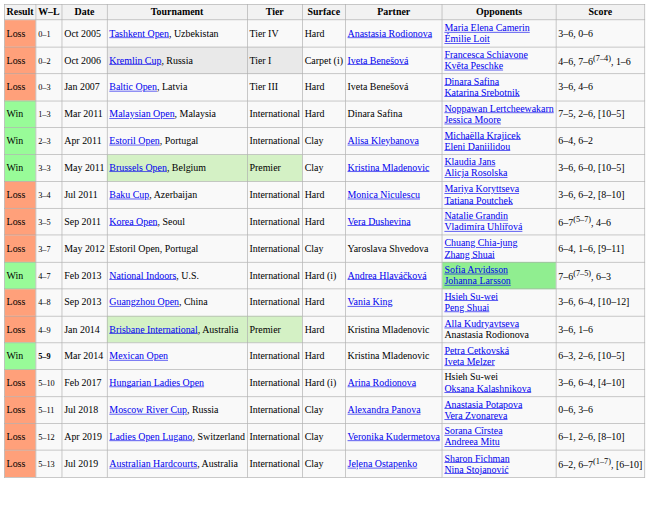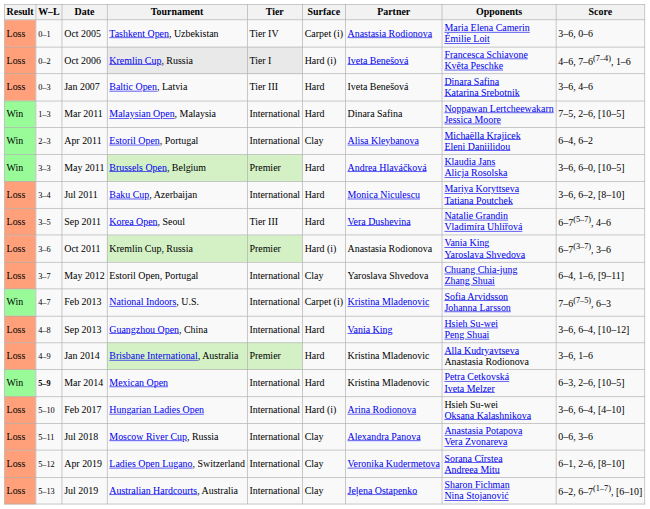(315, 33) Hard -> (324, 33) Carpet (i)
(324, 60) Carpet (i) -> (321, 60) Hard (i)
(314, 168) Clay -> (315, 168) Hard
(388, 168) Kristina Mladenovic -> (387, 168) Andrea Hlaváčková
(275, 221) International -> (264, 221) Tier III
+ row: (82, 248)
(321, 275) Hard (i) -> (324, 302) Carpet (i)
(387, 275) Andrea Hlaváčková -> (388, 302) Kristina Mladenovic
(478, 275) lightgreen background -> (478, 302) no background
